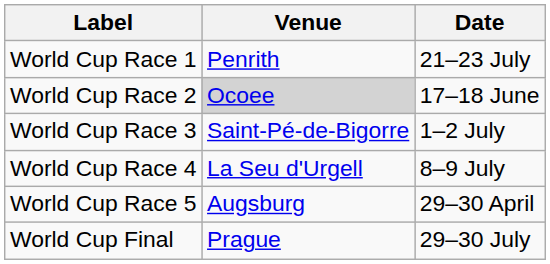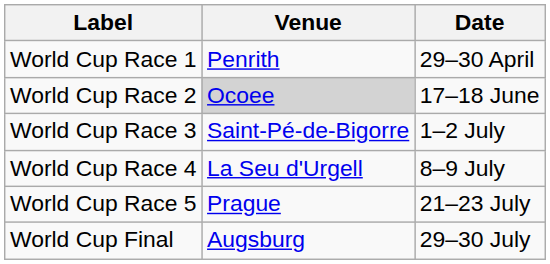(475, 58) 21–23 July -> (477, 58) 29–30 April
(256, 204) Augsburg -> (244, 204) Prague
(477, 204) 29–30 April -> (475, 204) 21–23 July
(244, 240) Prague -> (256, 240) Augsburg
